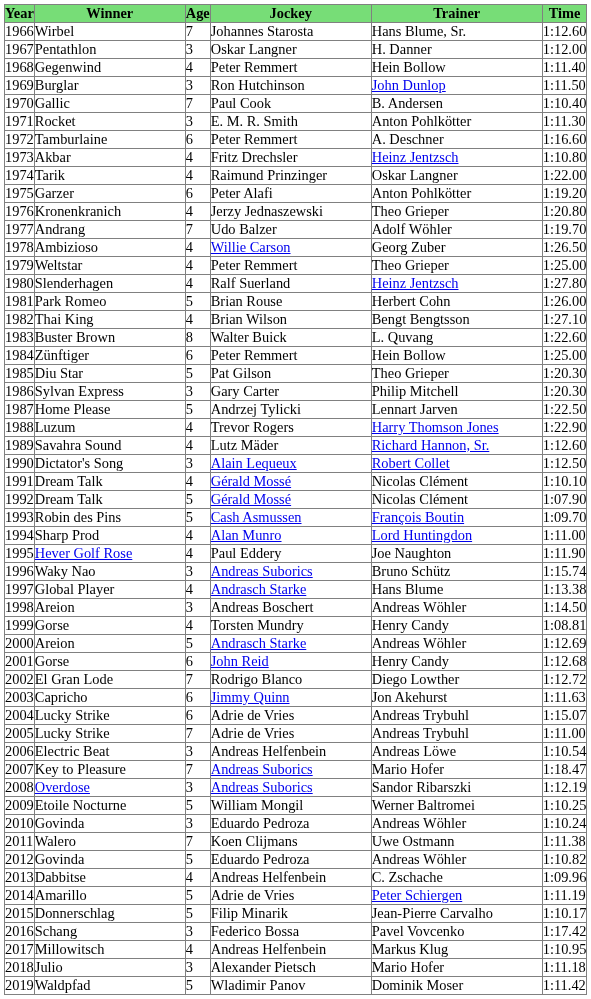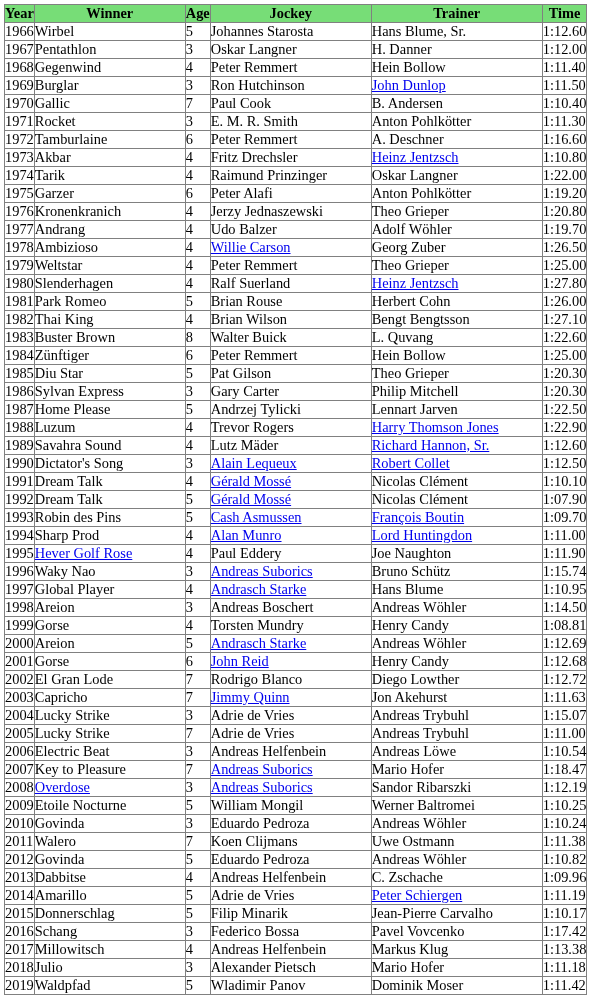(189, 31) 7 -> (189, 31) 5
(189, 229) 7 -> (189, 229) 4
(565, 589) 1:13.38 -> (565, 589) 1:10.95
(189, 697) 6 -> (189, 697) 7
(189, 715) 6 -> (189, 715) 3
(565, 949) 1:10.95 -> (565, 949) 1:13.38
